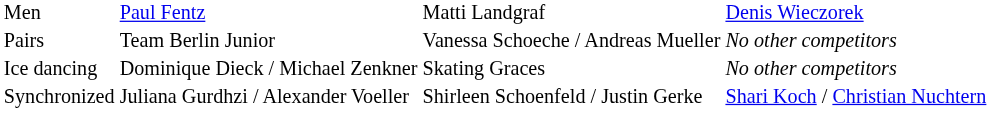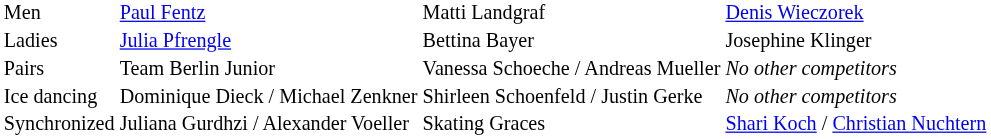+ row: (31, 40)
(484, 68) Skating Graces -> (563, 96) Shirleen Schoenfeld / Justin Gerke
(563, 96) Shirleen Schoenfeld / Justin Gerke -> (484, 123) Skating Graces
